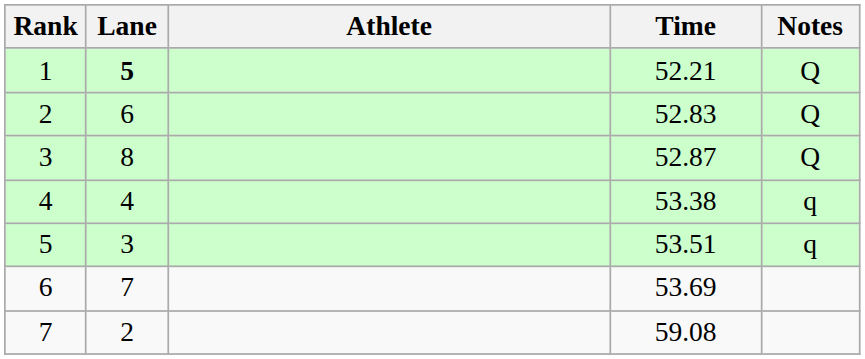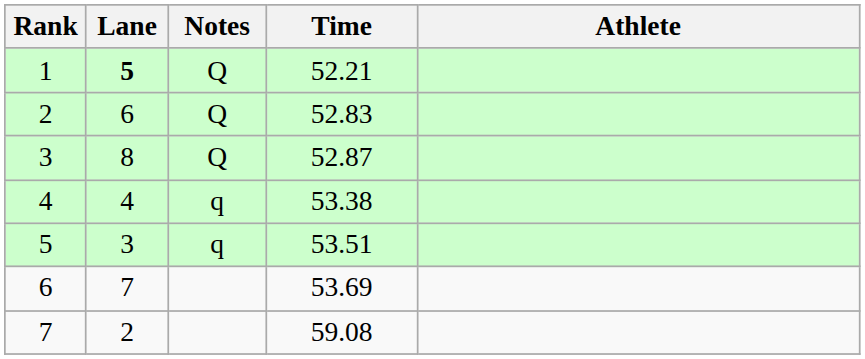columns swapped: (389, 26) <-> (810, 26)
